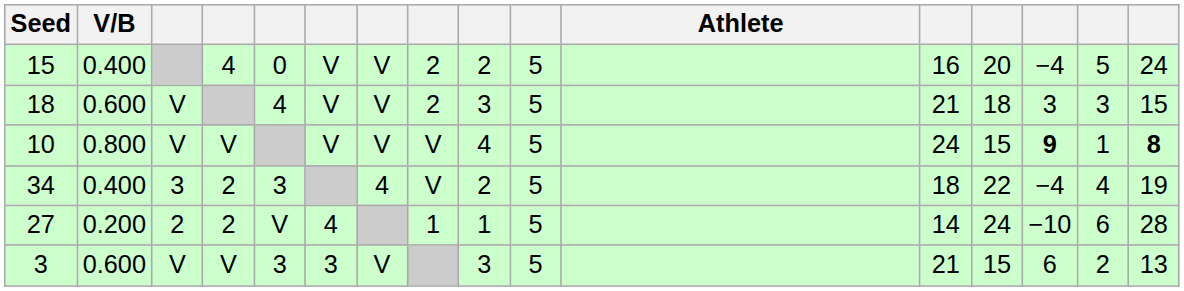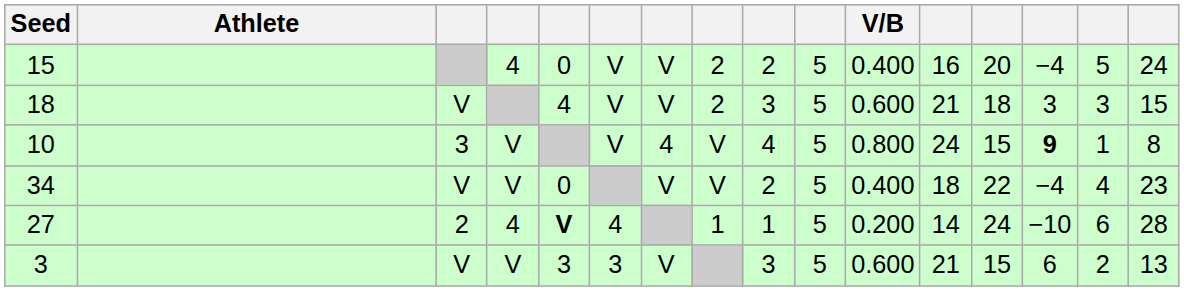columns swapped: (741, 24) <-> (114, 24)
(177, 144) V -> (462, 144) 3
(382, 144) V -> (666, 144) 4
(1154, 144) bold -> (1154, 144) normal
(177, 184) 3 -> (462, 184) V
(229, 184) 2 -> (513, 184) V
(280, 184) 3 -> (564, 184) 0
(382, 184) 4 -> (666, 184) V
(1154, 184) 19 -> (1154, 184) 23
(229, 225) 2 -> (513, 225) 4
(280, 225) normal -> (564, 225) bold
